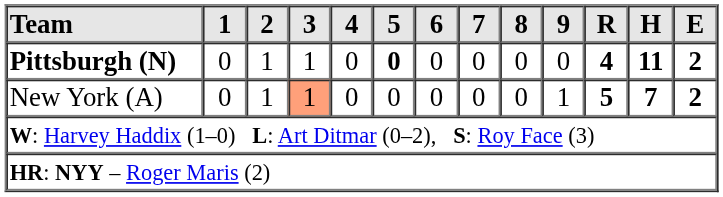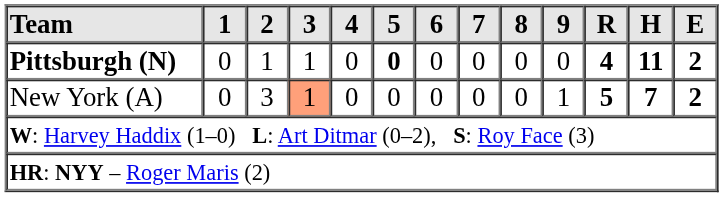(267, 97) 1 -> (267, 97) 3
